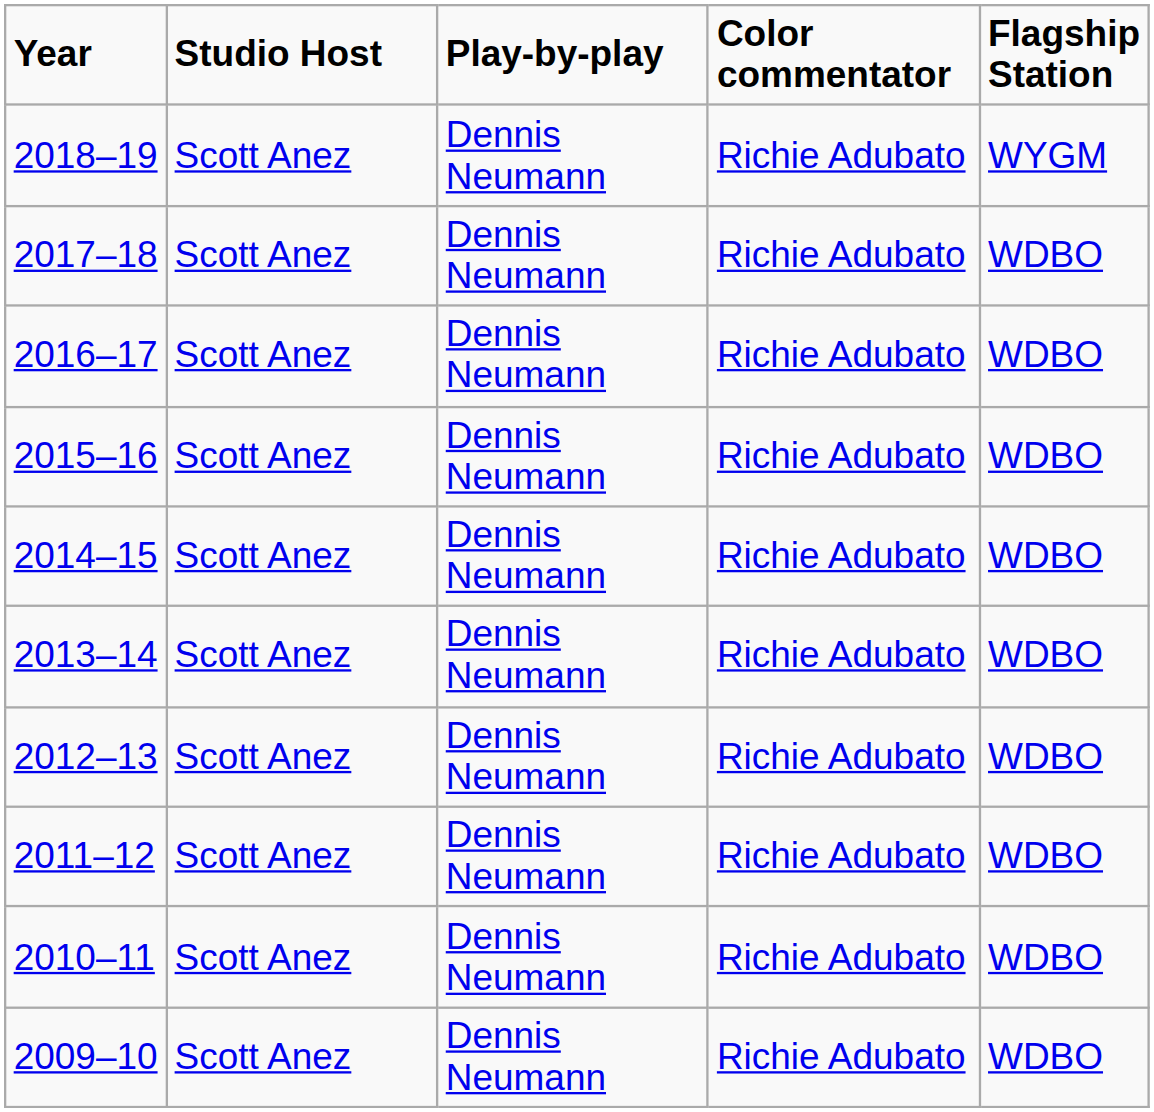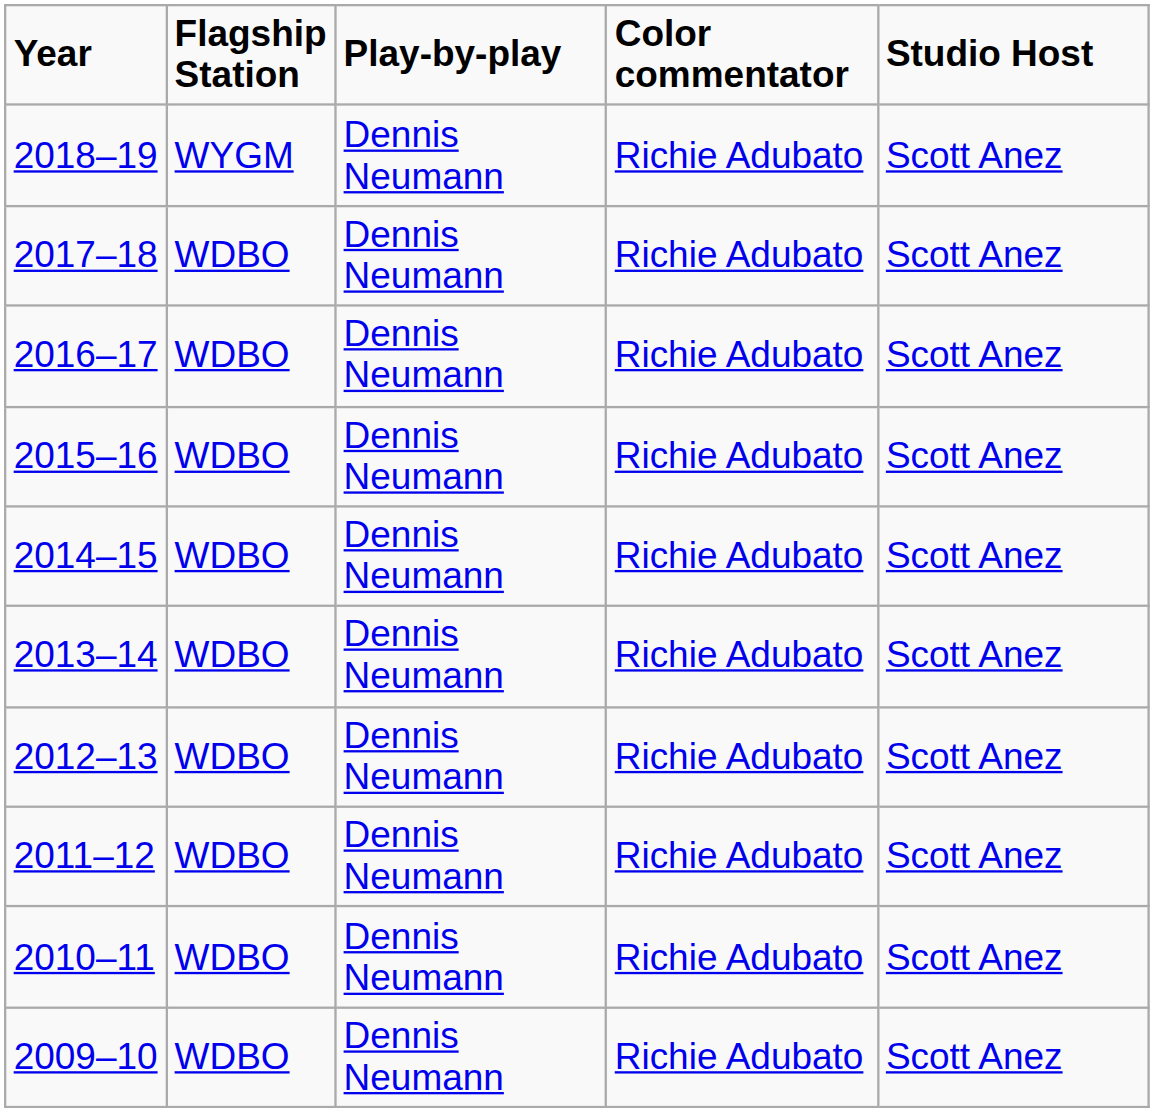columns swapped: (1064, 54) <-> (278, 54)
